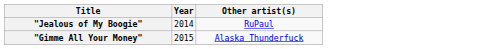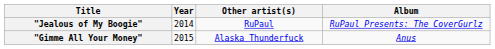+ column: (406, 11)
